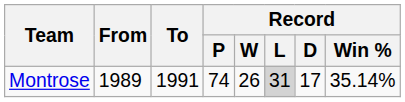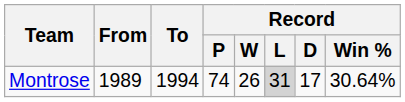(178, 81) 1991 -> (178, 81) 1994
(363, 81) 35.14% -> (363, 81) 30.64%
